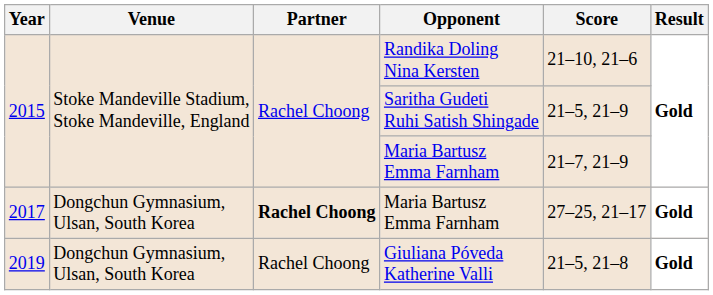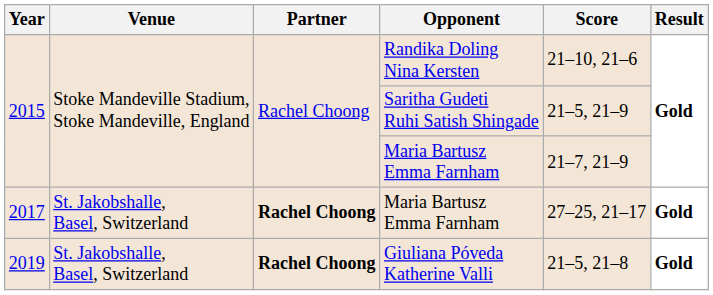(139, 212) Dongchun Gymnasium, Ulsan, South Korea -> (121, 212) St. Jakobshalle, Basel, Switzerland
(139, 263) Dongchun Gymnasium, Ulsan, South Korea -> (121, 263) St. Jakobshalle, Basel, Switzerland
(314, 263) normal -> (317, 263) bold
